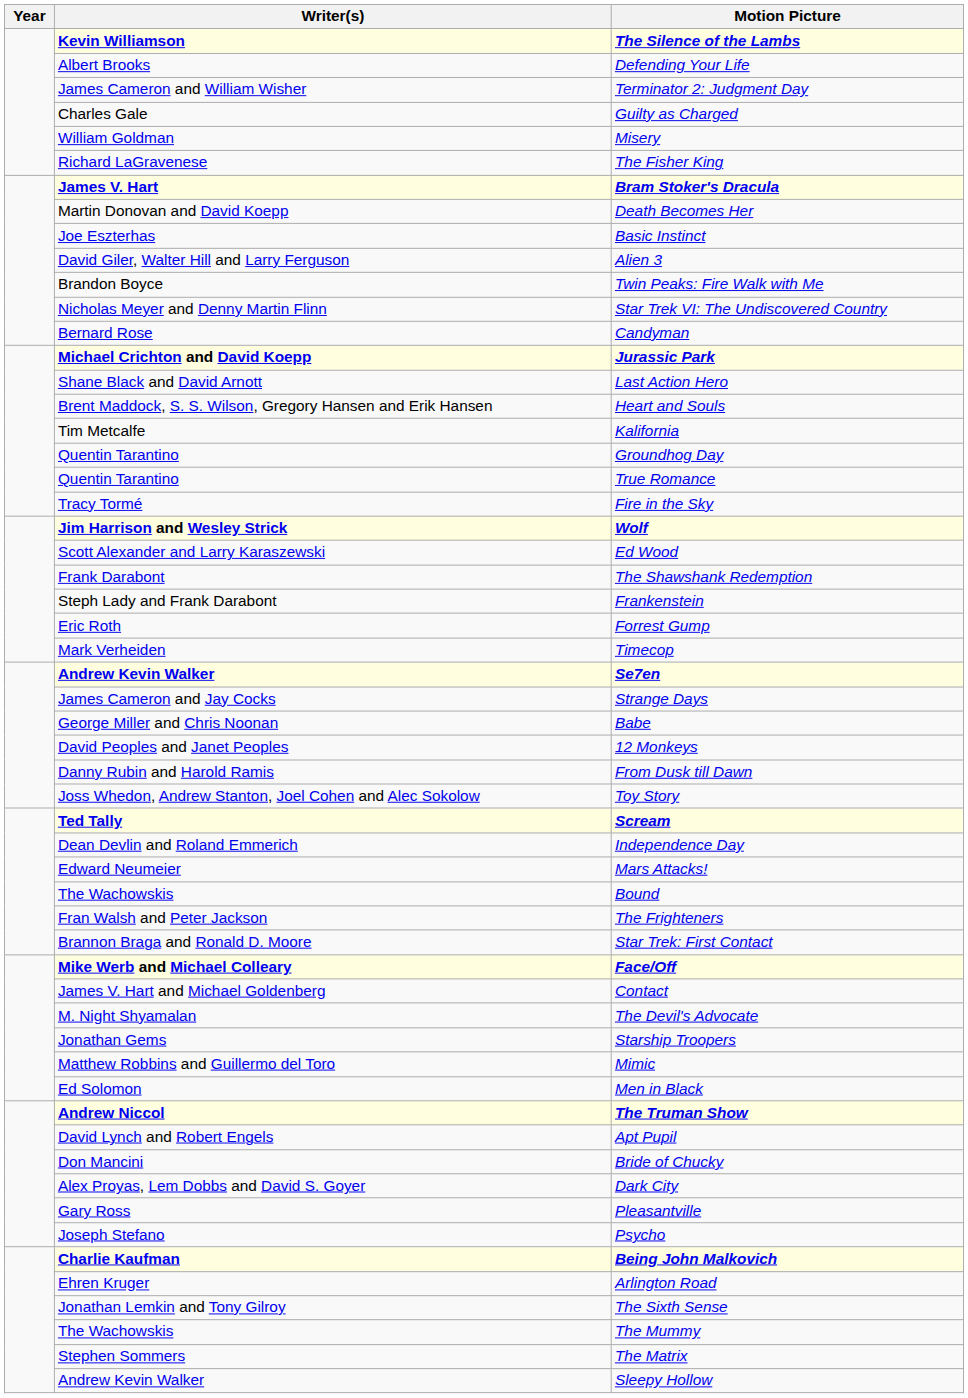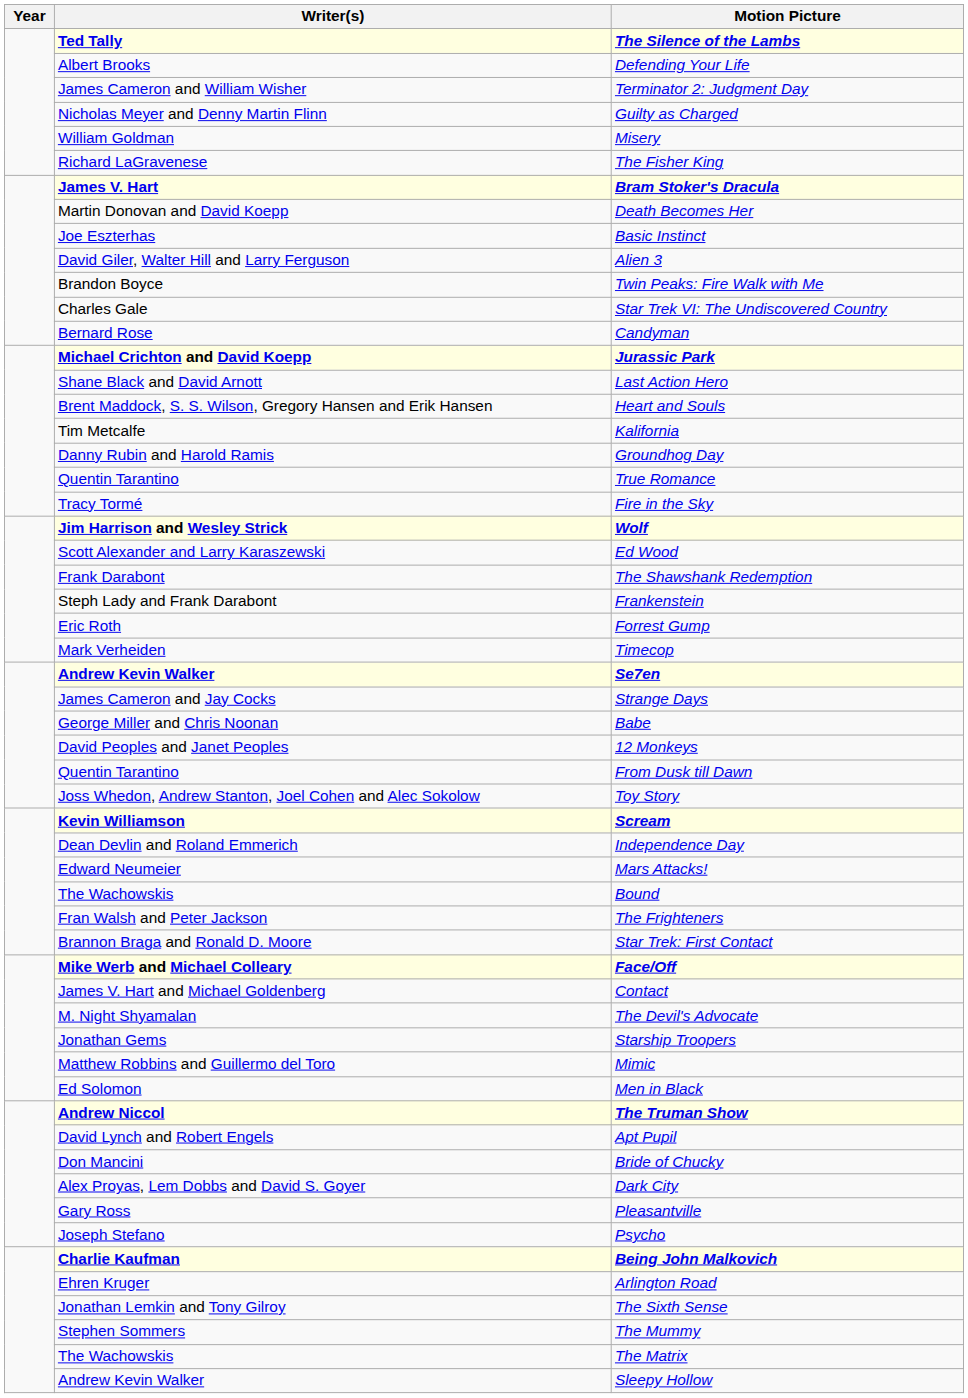(121, 41) Kevin Williamson -> (90, 41) Ted Tally
(103, 114) Charles Gale -> (192, 114) Nicholas Meyer and Denny Martin Flinn
(192, 308) Nicholas Meyer and Denny Martin Flinn -> (103, 308) Charles Gale
(118, 455) Quentin Tarantino -> (166, 455) Danny Rubin and Harold Ramis
(166, 771) Danny Rubin and Harold Ramis -> (118, 771) Quentin Tarantino
(90, 820) Ted Tally -> (121, 820) Kevin Williamson
(116, 1332) The Wachowskis -> (122, 1332) Stephen Sommers
(122, 1356) Stephen Sommers -> (116, 1356) The Wachowskis
